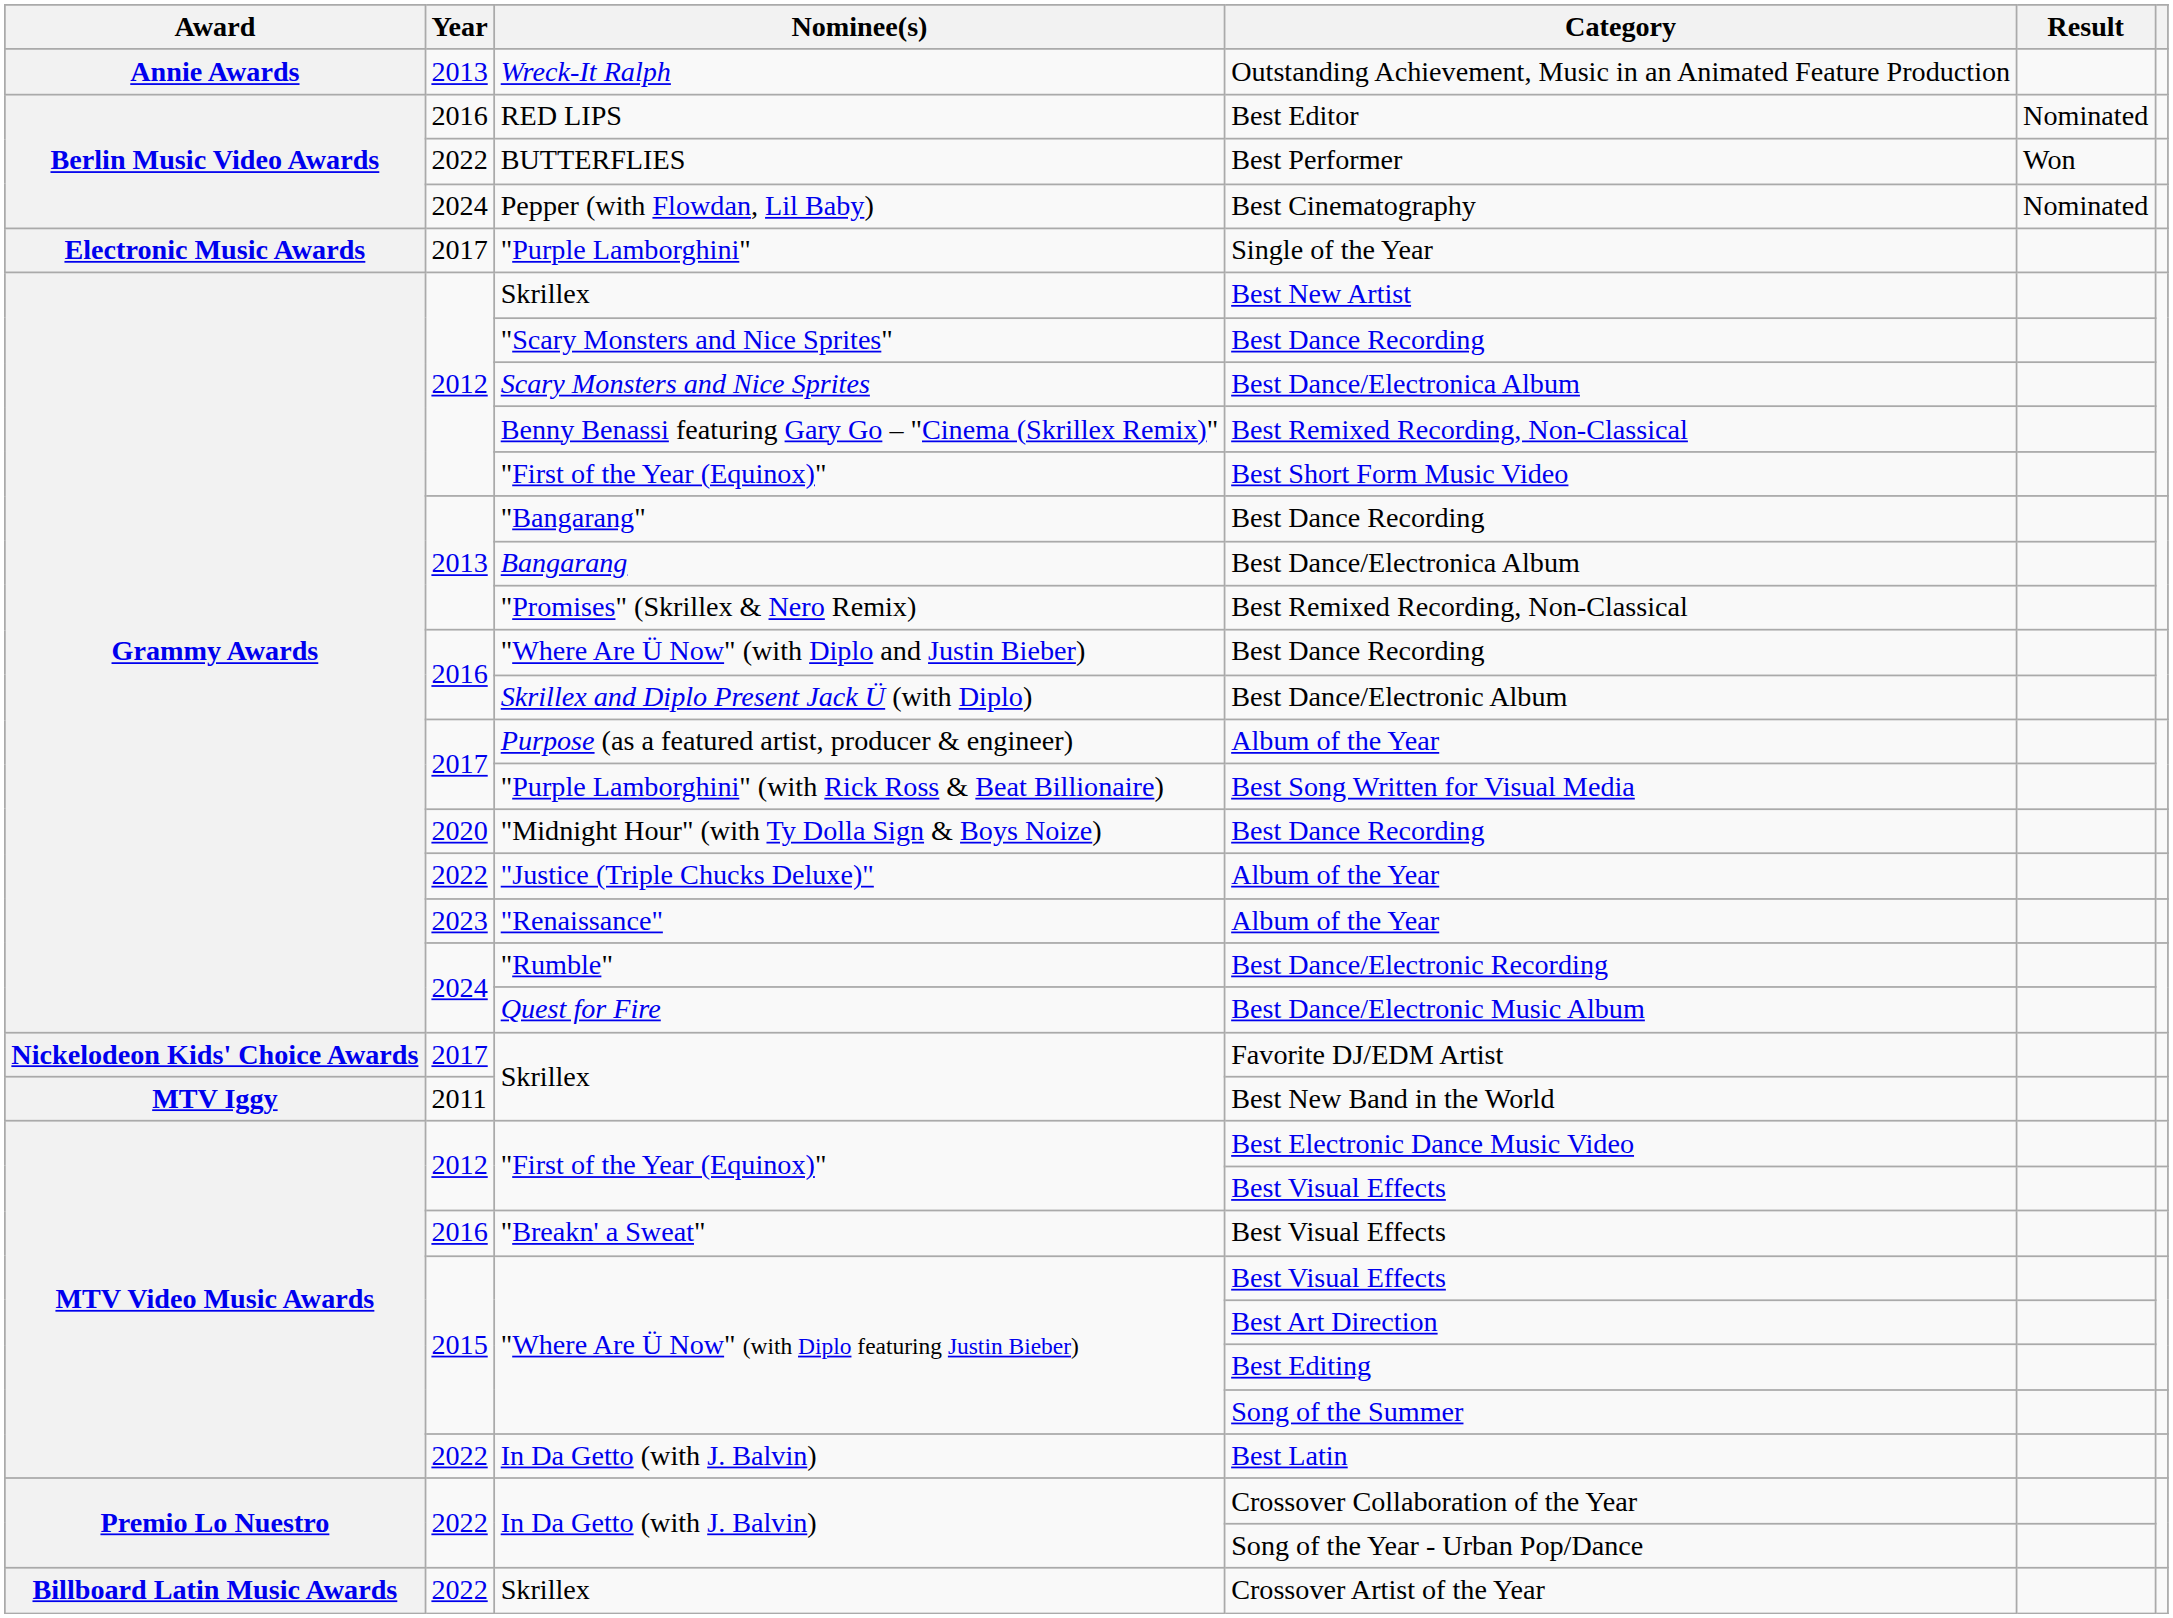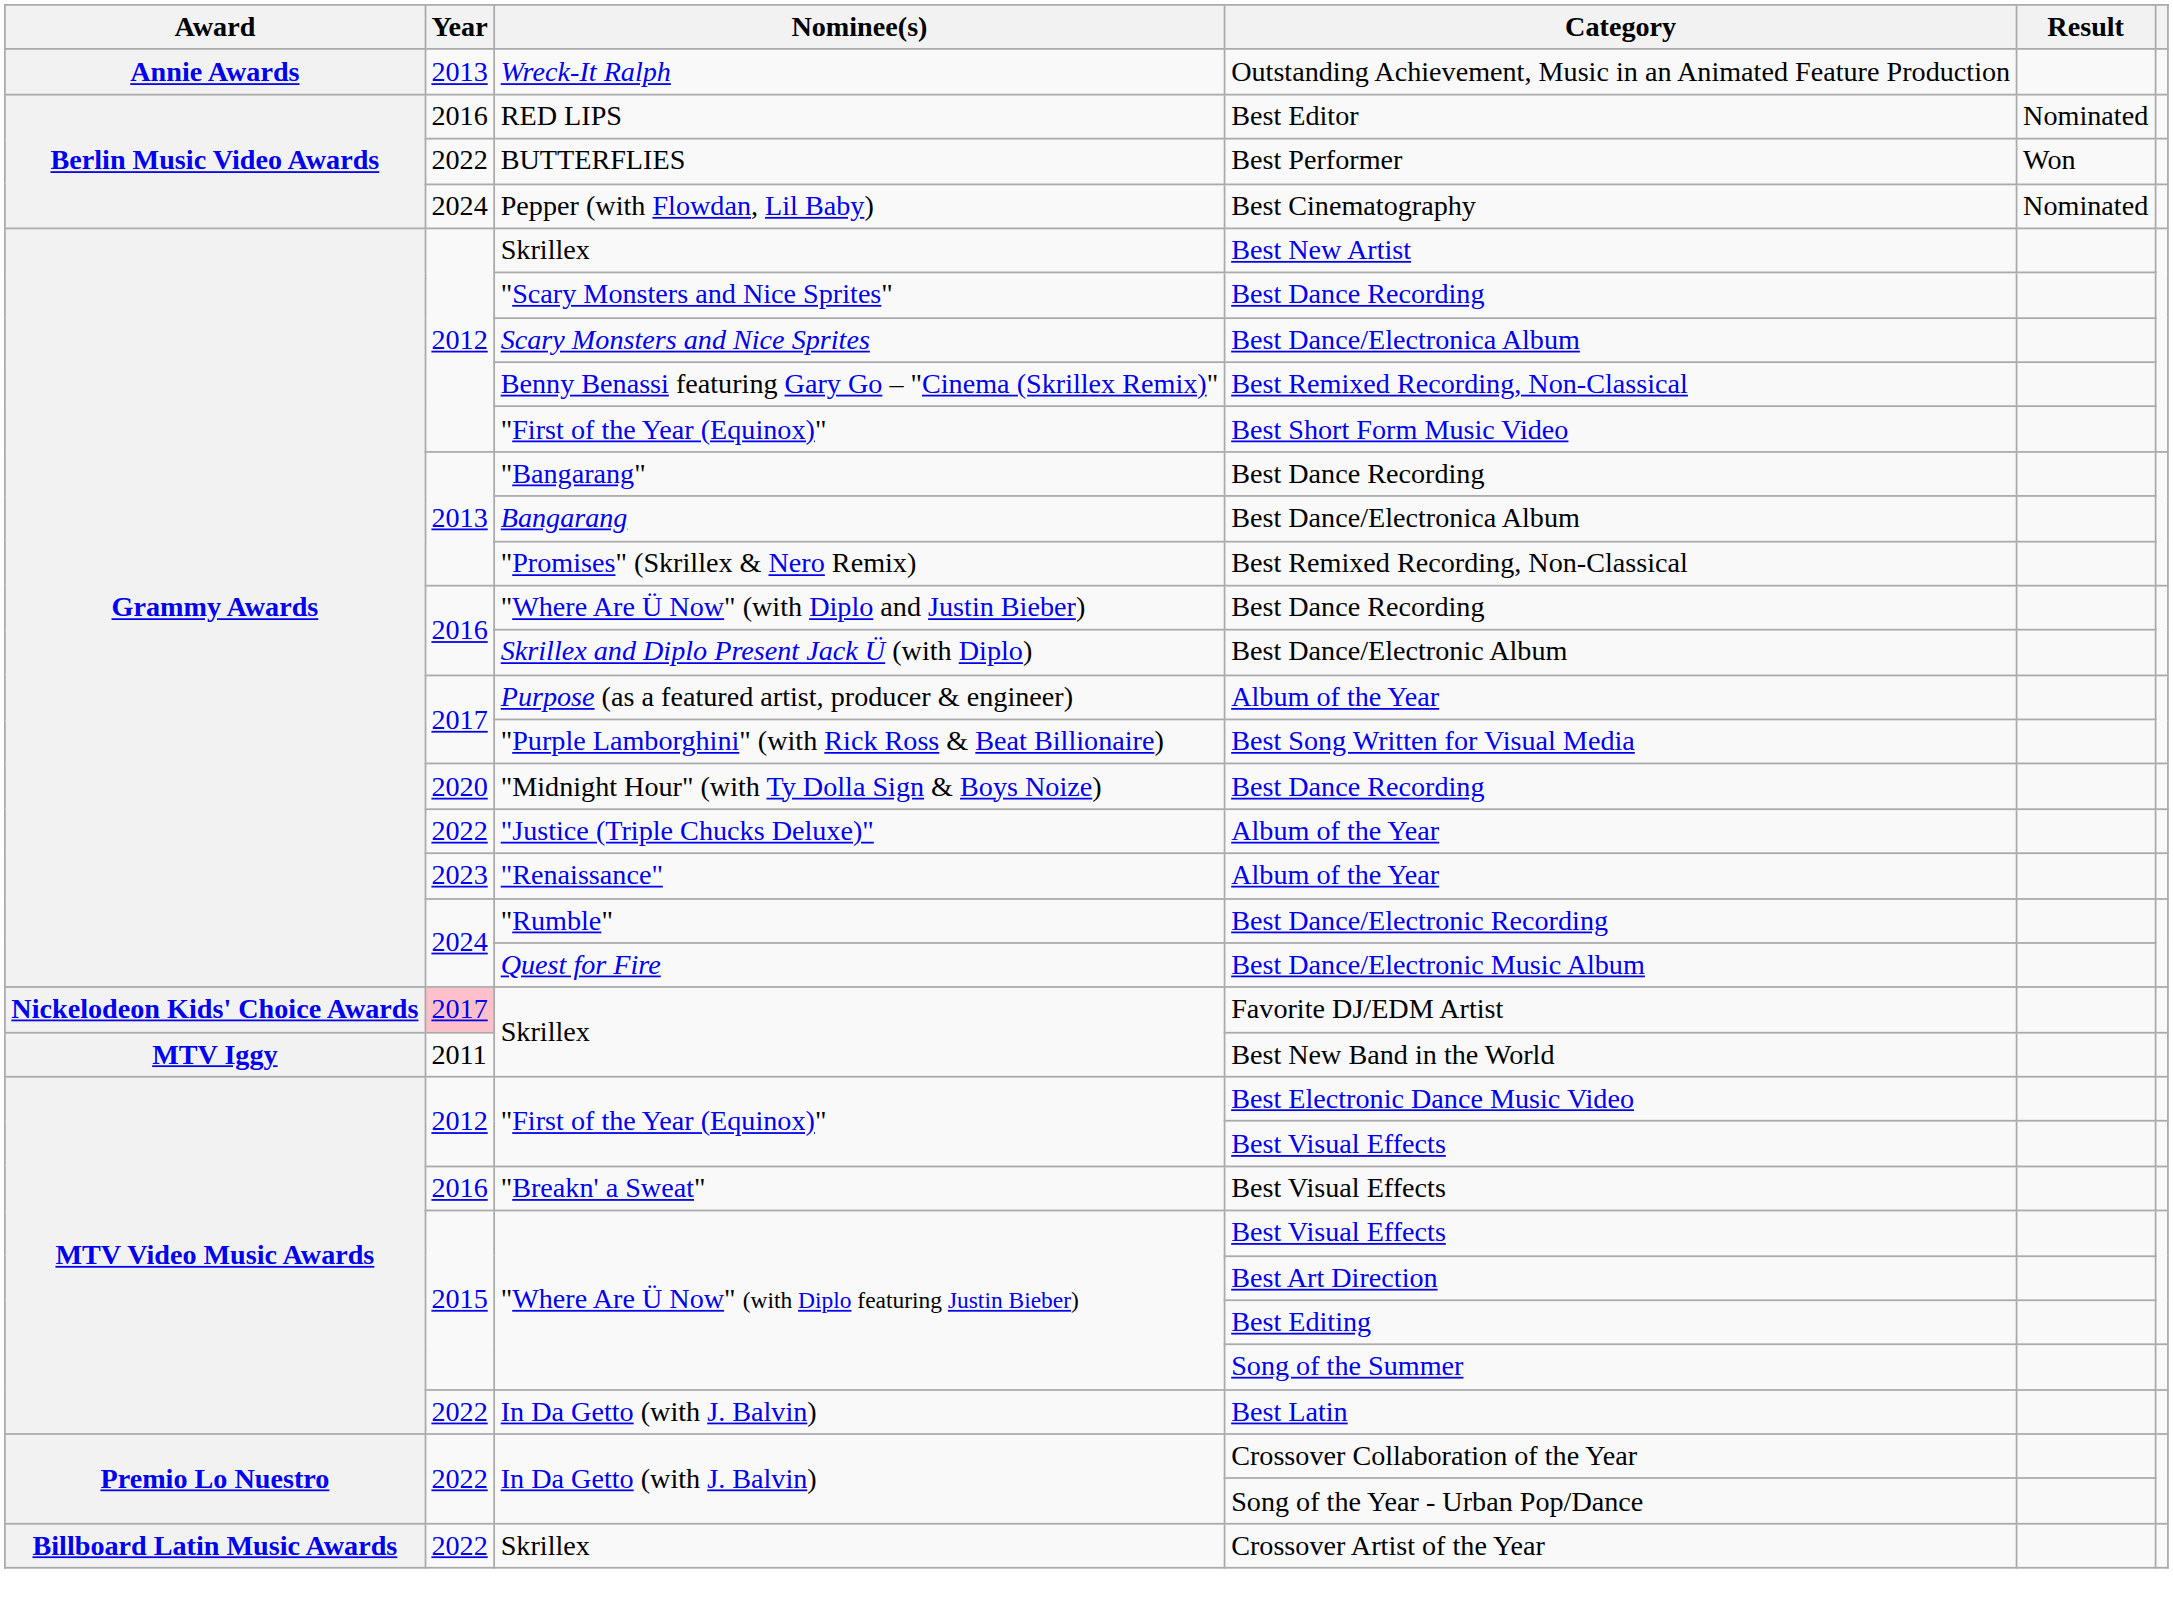- row: (626, 250)
(460, 1054) no background -> (460, 1009) pink background
